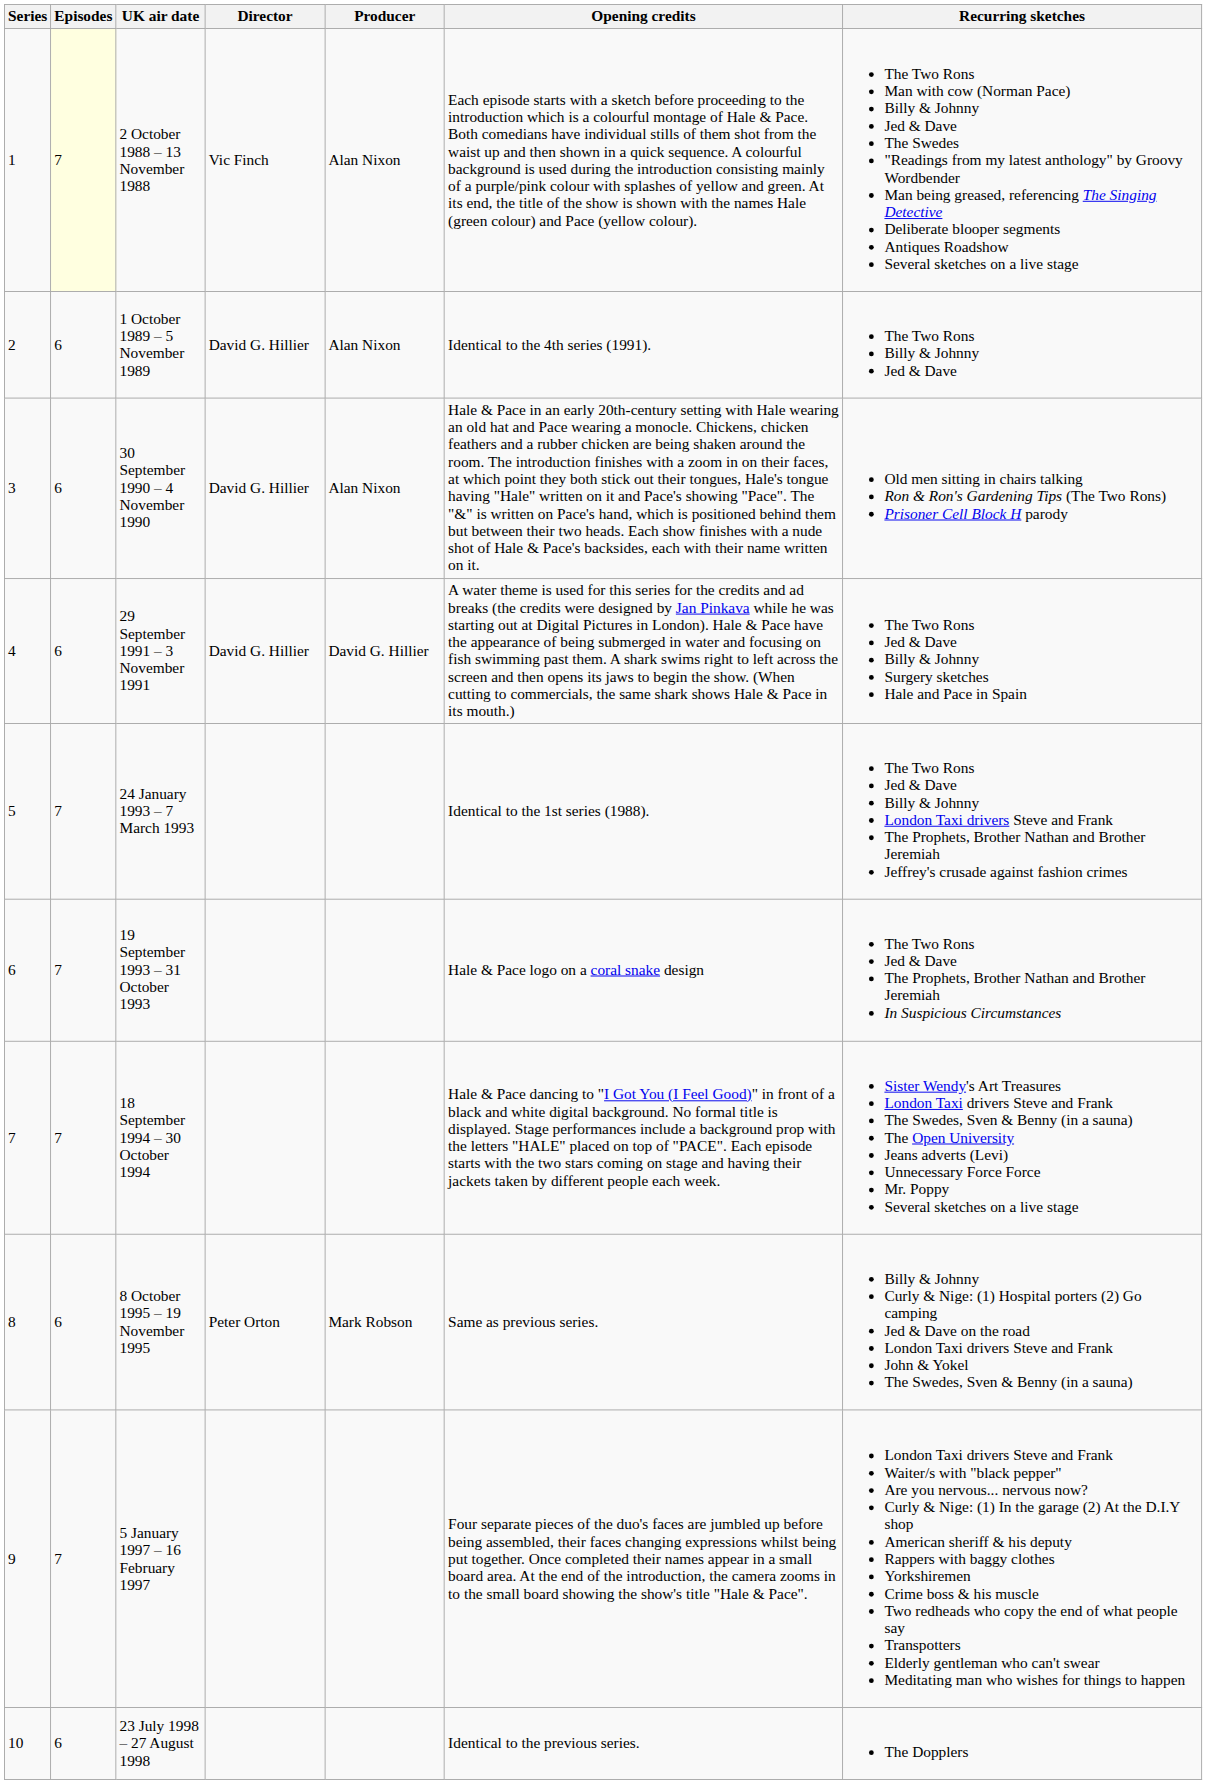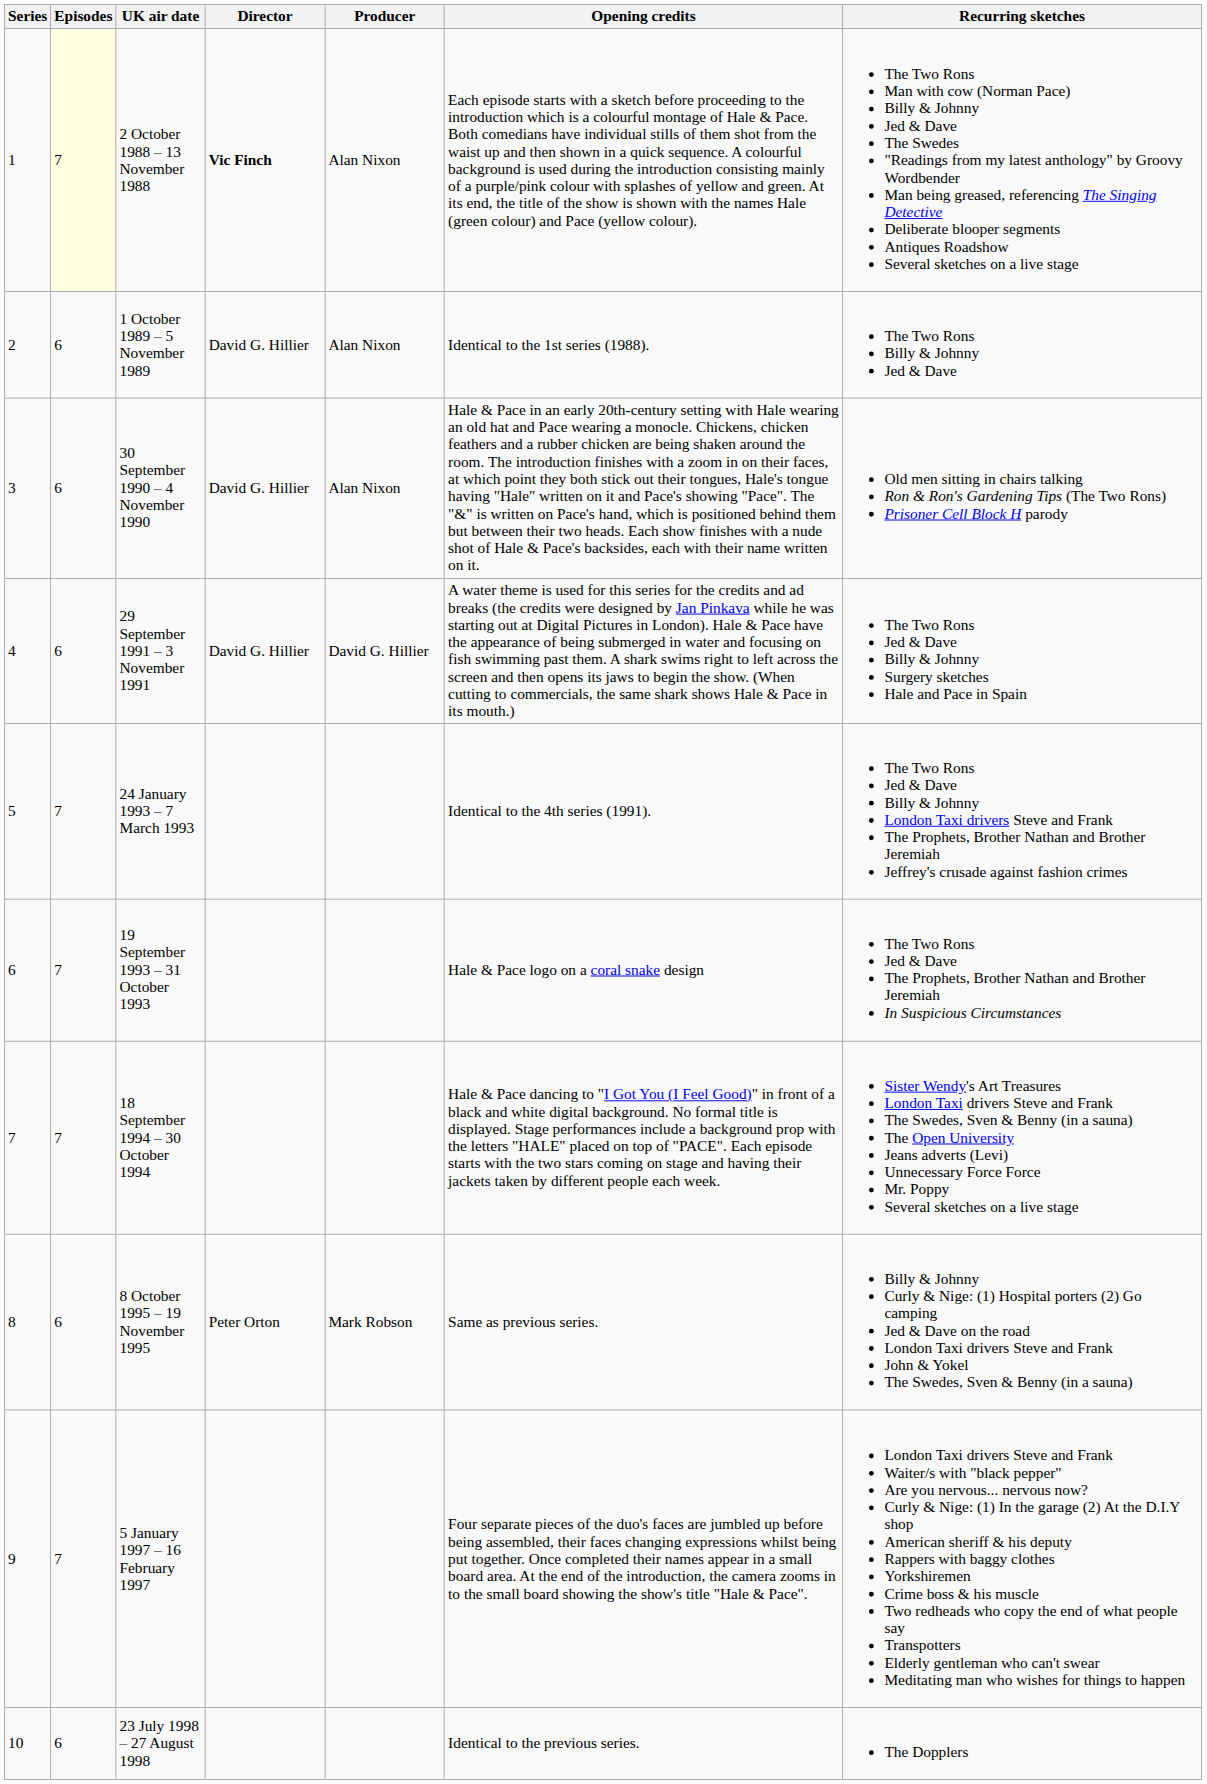(239, 160) normal -> (240, 160) bold
(550, 344) Identical to the 4th series (1991). -> (549, 344) Identical to the 1st series (1988).
(549, 811) Identical to the 1st series (1988). -> (550, 811) Identical to the 4th series (1991).
